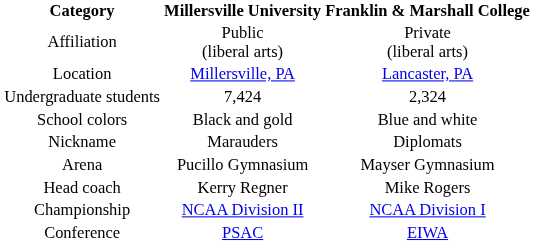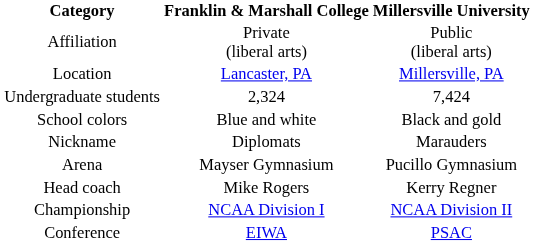columns swapped: (428, 10) <-> (243, 10)
